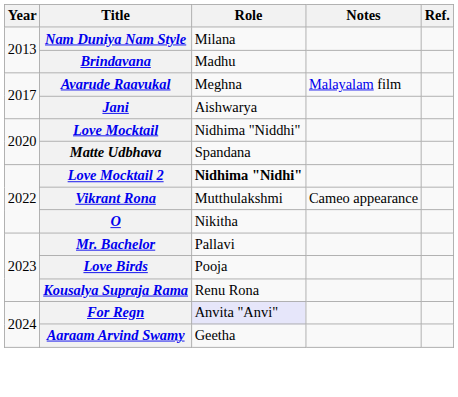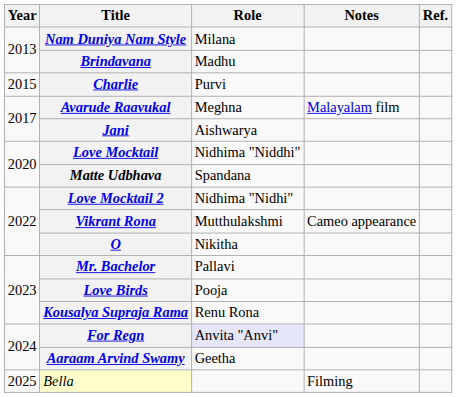+ row: (116, 84)
(248, 175) bold -> (244, 198) normal
+ row: (58, 381)
